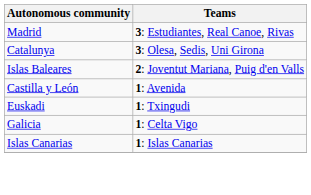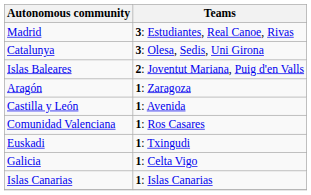+ row: (25, 87)
+ row: (61, 124)
